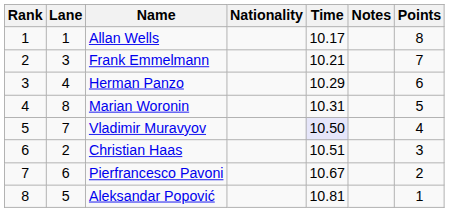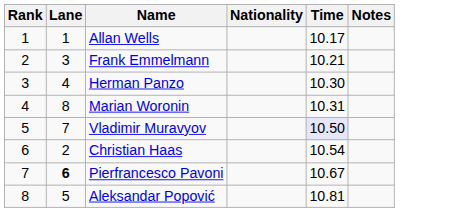- column: (419, 15)
(327, 83) 10.29 -> (327, 83) 10.30
(327, 151) 10.51 -> (327, 151) 10.54
(66, 173) normal -> (66, 173) bold
